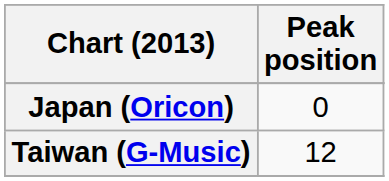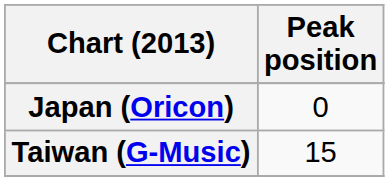(321, 152) 12 -> (321, 152) 15
